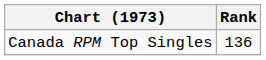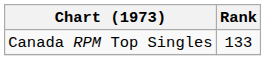(238, 42) 136 -> (238, 42) 133
